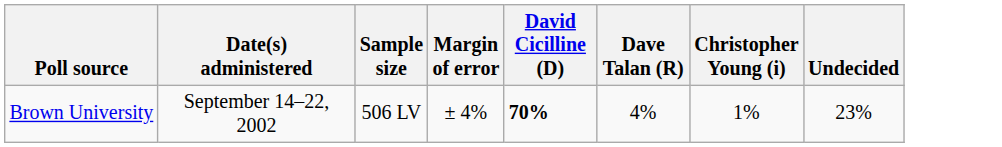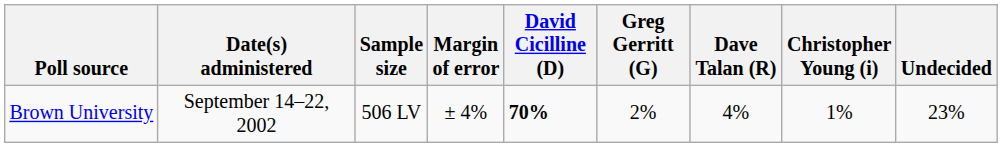+ column: (643, 45)
